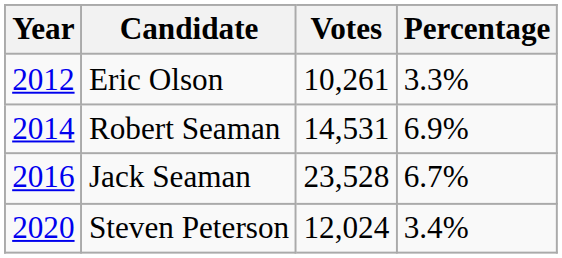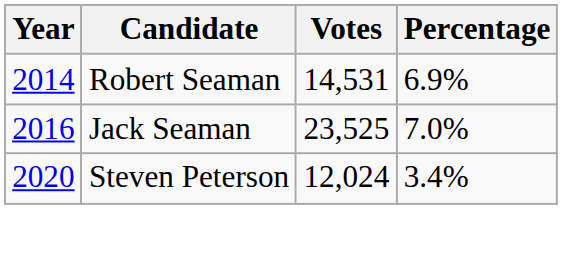- row: (156, 78)
(346, 177) 23,528 -> (346, 128) 23,525
(436, 177) 6.7% -> (436, 128) 7.0%
